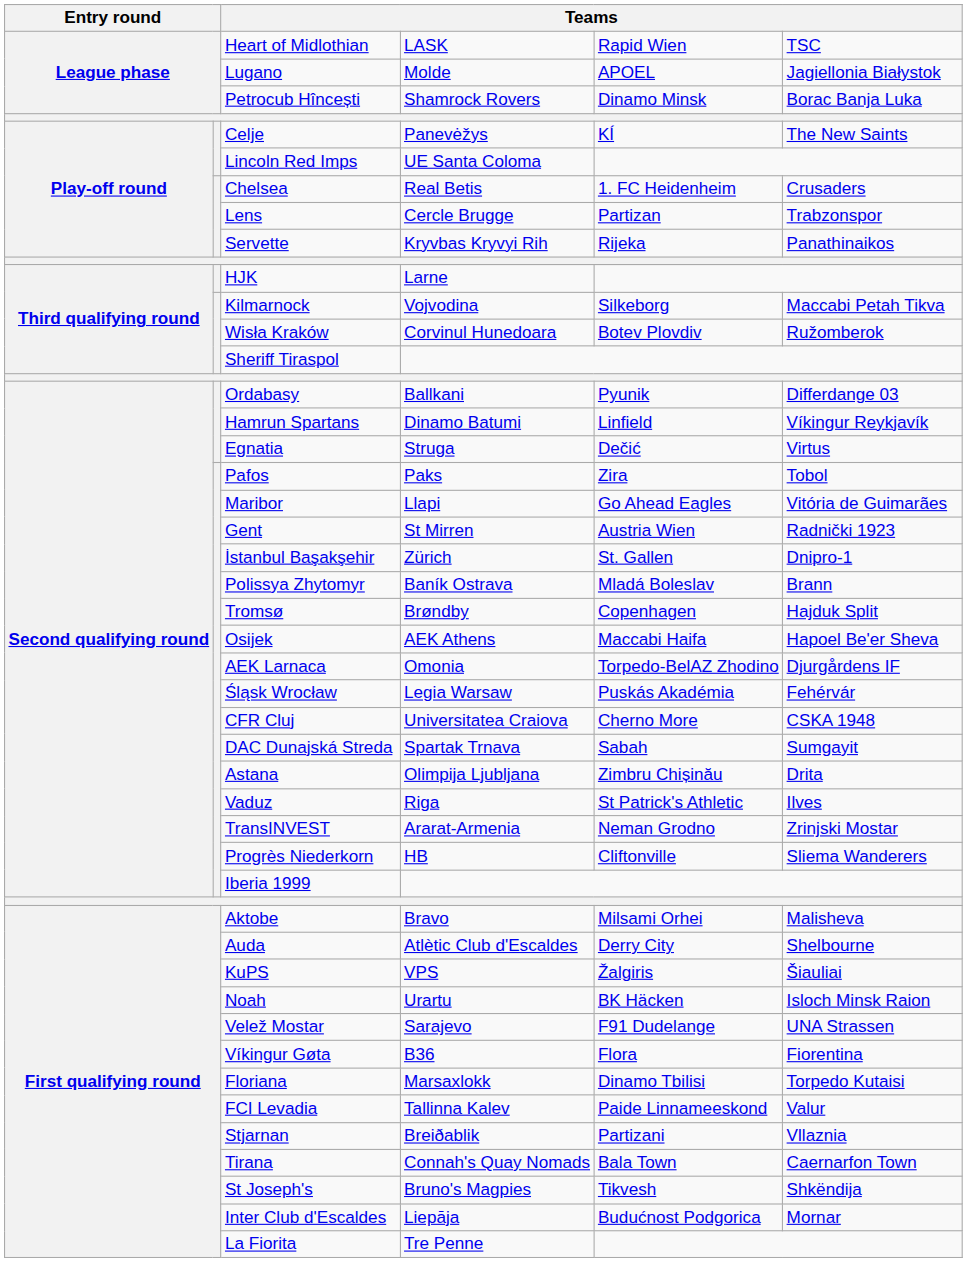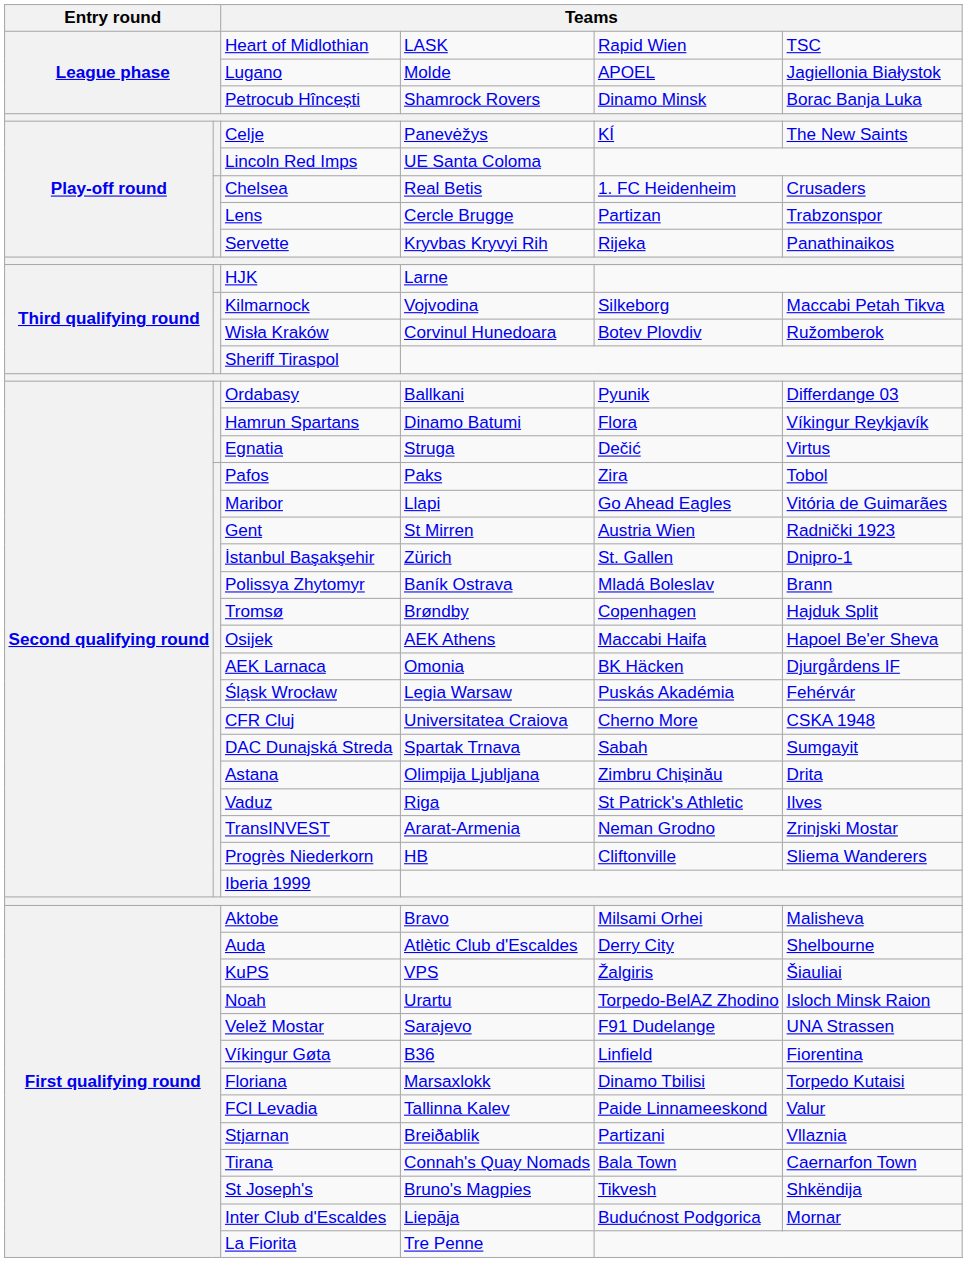(625, 421) Linfield -> (617, 421) Flora
(688, 666) Torpedo-BelAZ Zhodino -> (641, 666) BK Häcken
(641, 999) BK Häcken -> (688, 999) Torpedo-BelAZ Zhodino
(617, 1054) Flora -> (625, 1054) Linfield
